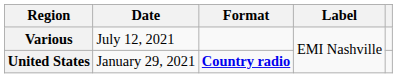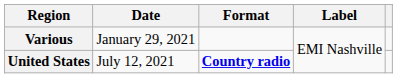(135, 38) July 12, 2021 -> (146, 38) January 29, 2021
(146, 61) January 29, 2021 -> (135, 61) July 12, 2021
